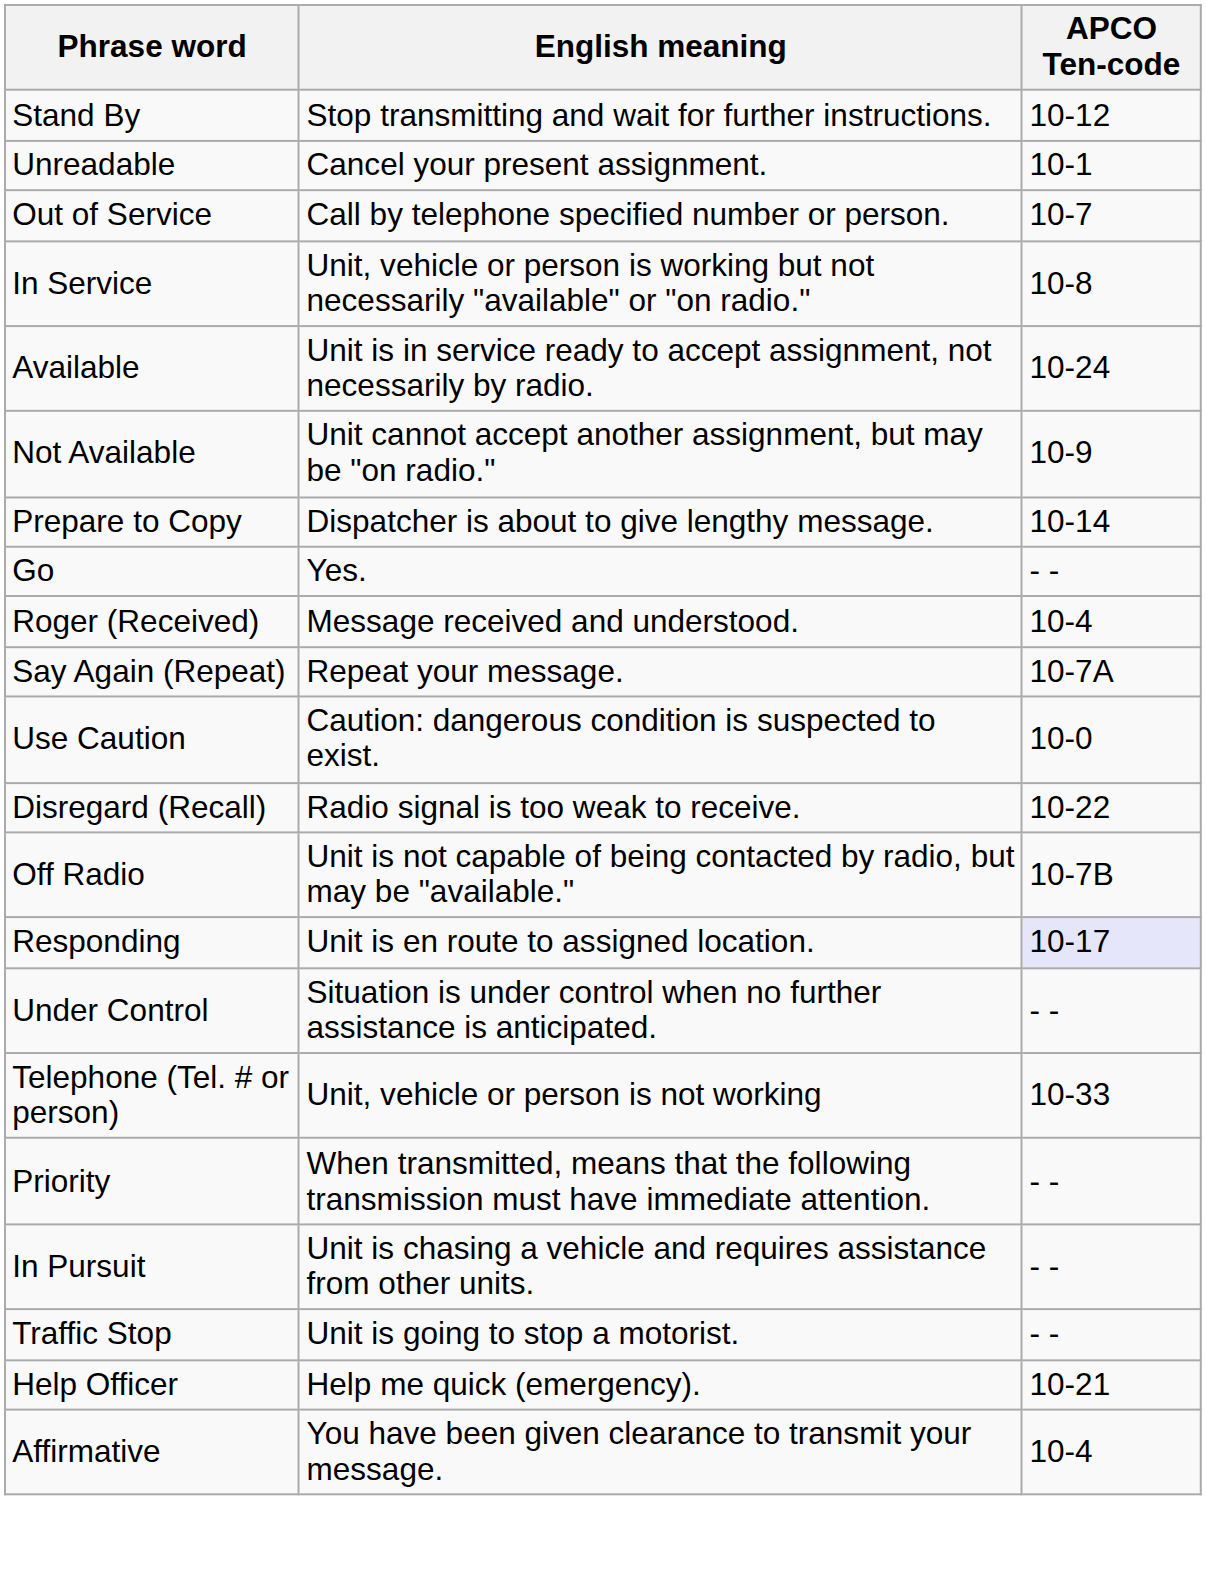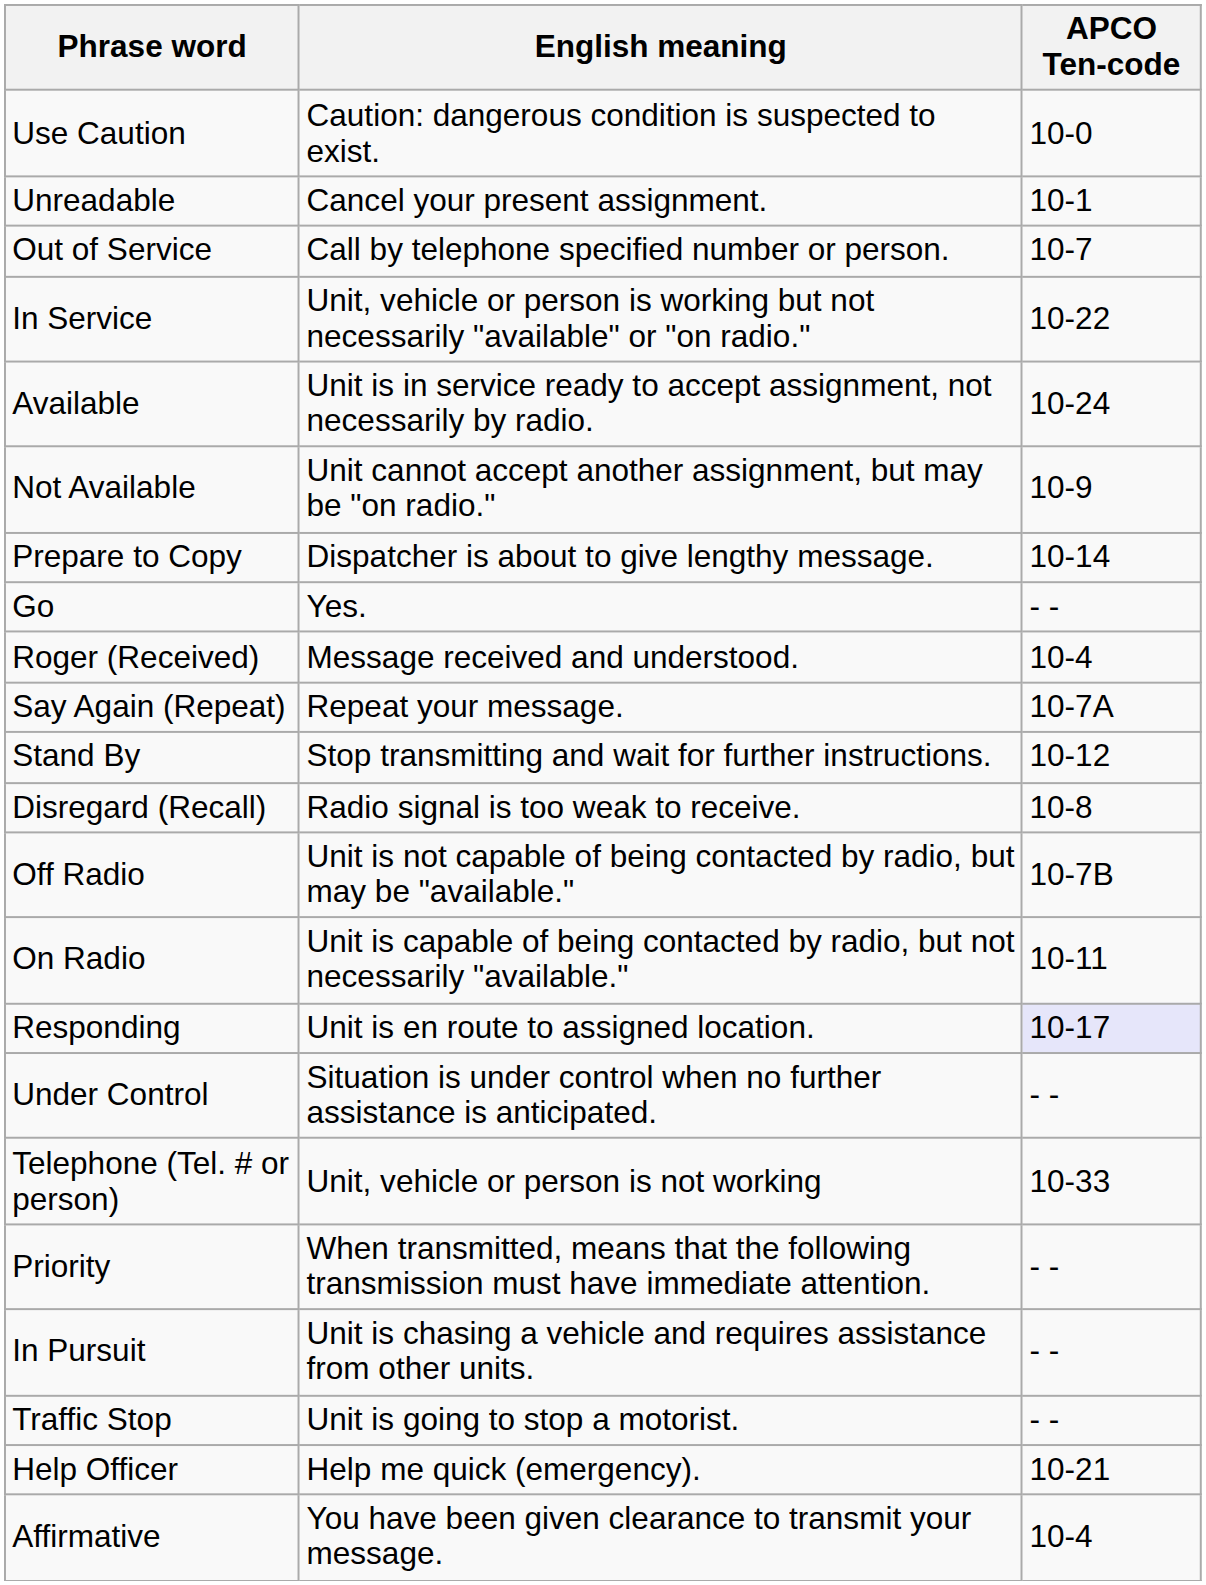rows swapped: (99, 738) <-> (76, 114)
(1061, 282) 10-8 -> (1070, 318) 10-22
(1070, 806) 10-22 -> (1061, 806) 10-8
+ row: (79, 959)
